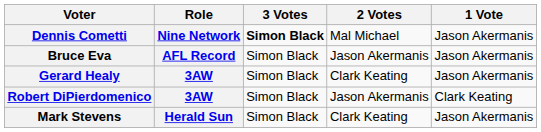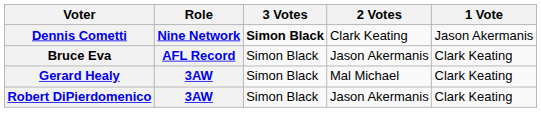(365, 35) Mal Michael -> (369, 35) Clark Keating
(484, 55) Jason Akermanis -> (474, 55) Clark Keating
(369, 76) Clark Keating -> (365, 76) Mal Michael
(484, 76) Jason Akermanis -> (474, 76) Clark Keating
- row: (79, 117)
